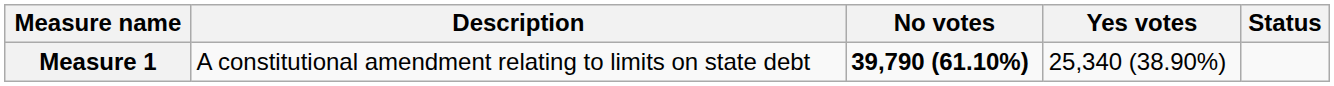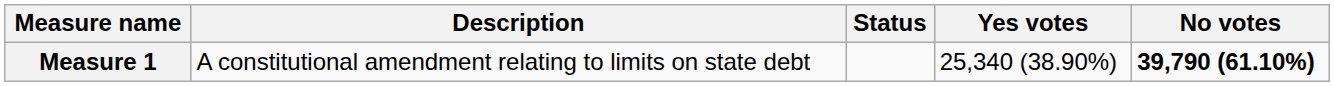columns swapped: (1285, 23) <-> (944, 23)
